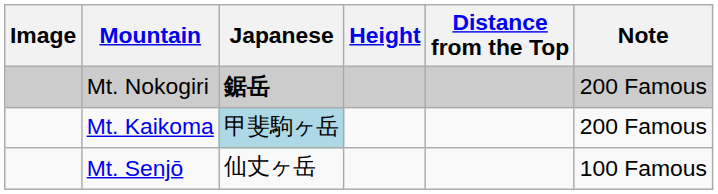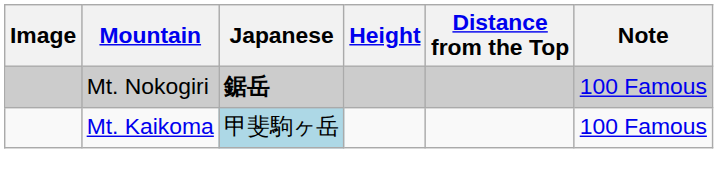(643, 86) 200 Famous -> (643, 86) 100 Famous
(643, 127) 200 Famous -> (643, 127) 100 Famous
- row: (135, 167)
